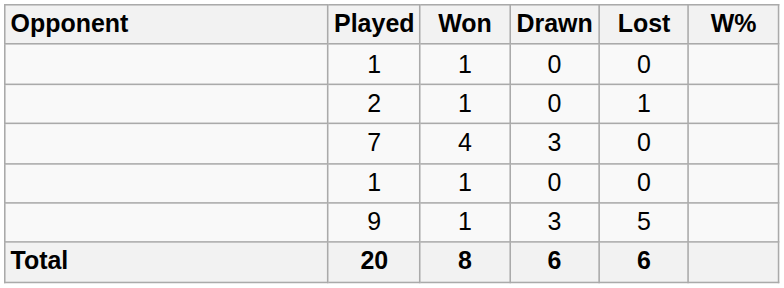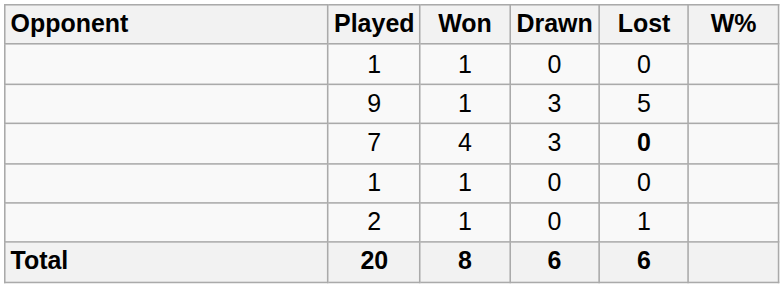rows swapped: (374, 222) <-> (374, 103)
(644, 143) normal -> (644, 143) bold
